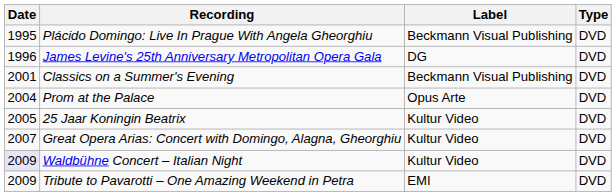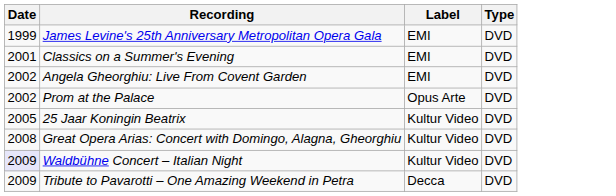- row: (208, 35)
(22, 56) 1996 -> (22, 35) 1999
(417, 56) DG -> (419, 35) EMI
(490, 77) Beckmann Visual Publishing -> (419, 56) EMI
+ row: (175, 77)
(22, 98) 2004 -> (22, 98) 2002
(22, 139) 2007 -> (22, 139) 2008
(419, 181) EMI -> (426, 181) Decca
